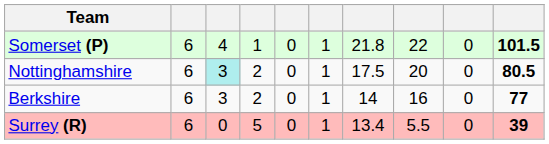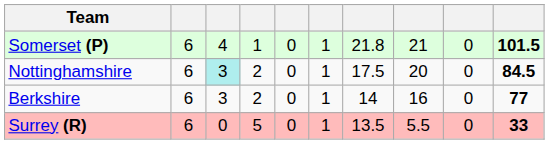(418, 44) 22 -> (418, 44) 21
(519, 71) 80.5 -> (519, 71) 84.5
(368, 125) 13.4 -> (368, 125) 13.5
(519, 125) 39 -> (519, 125) 33
